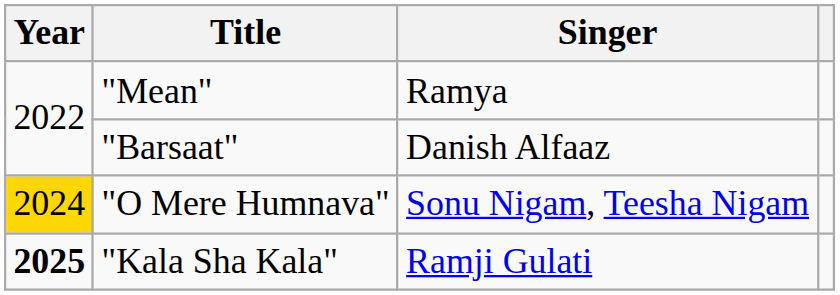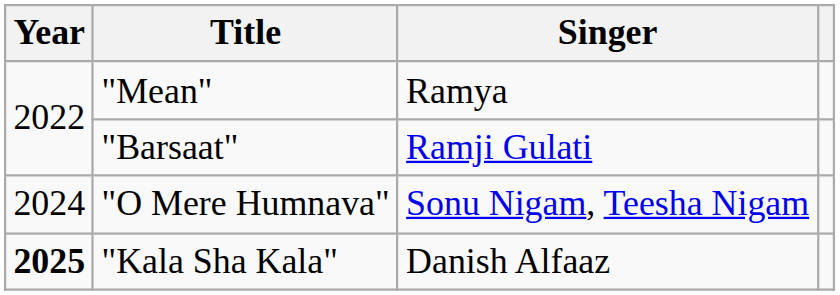(508, 146) Danish Alfaaz -> (499, 146) Ramji Gulati
(49, 203) gold background -> (49, 203) no background
(499, 260) Ramji Gulati -> (508, 260) Danish Alfaaz
